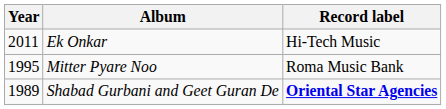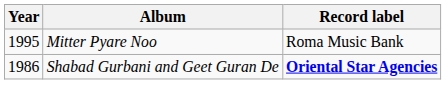- row: (77, 41)
(24, 91) 1989 -> (24, 66) 1986
